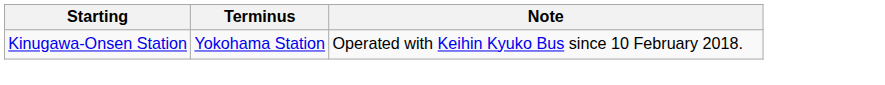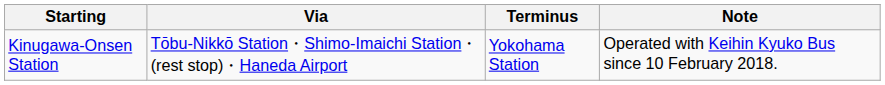+ column: (316, 17)
